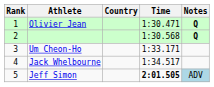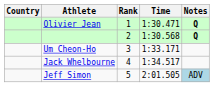columns swapped: (16, 11) <-> (121, 11)
(161, 75) bold -> (161, 75) normal
